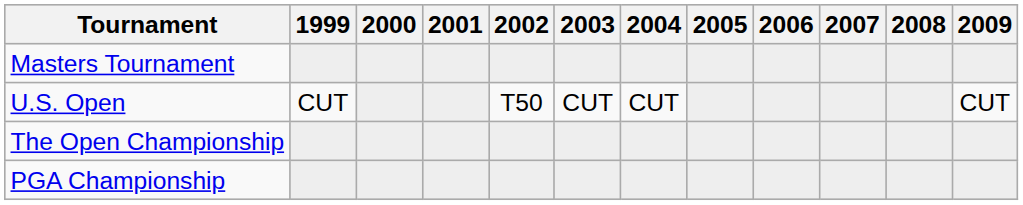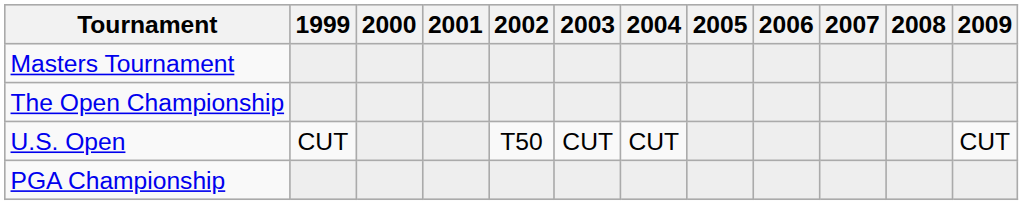rows swapped: (68, 102) <-> (147, 141)
